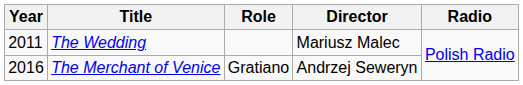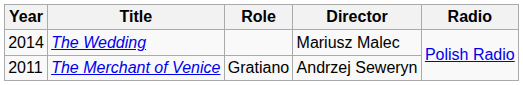(25, 42) 2011 -> (26, 42) 2014
(26, 67) 2016 -> (25, 67) 2011
